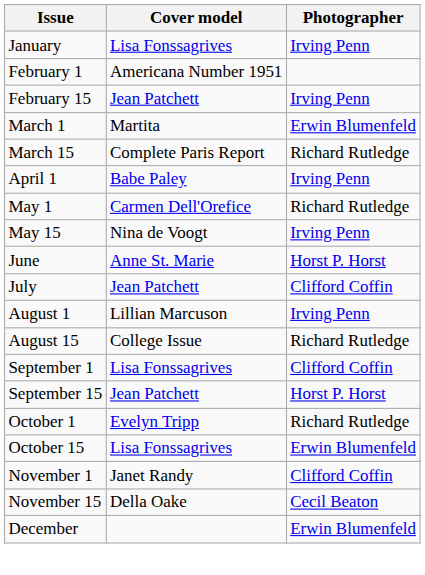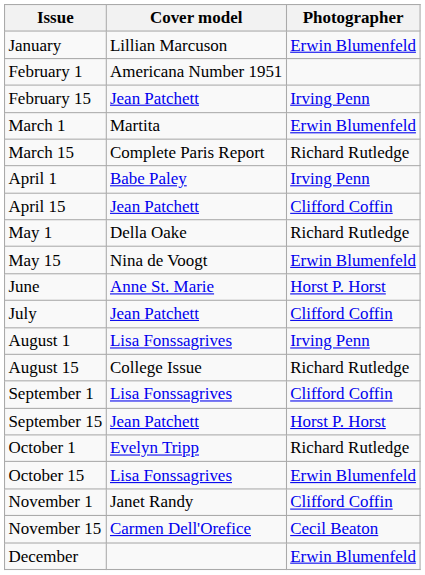(171, 44) Lisa Fonssagrives -> (169, 44) Lillian Marcuson
(330, 44) Irving Penn -> (353, 44) Erwin Blumenfeld
+ row: (37, 206)
(180, 206) Carmen Dell'Orefice -> (148, 233) Della Oake
(330, 233) Irving Penn -> (353, 260) Erwin Blumenfeld
(169, 313) Lillian Marcuson -> (171, 340) Lisa Fonssagrives
(148, 502) Della Oake -> (180, 529) Carmen Dell'Orefice
